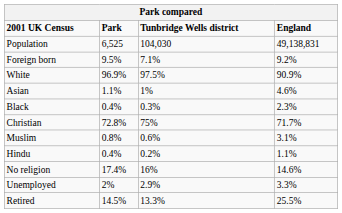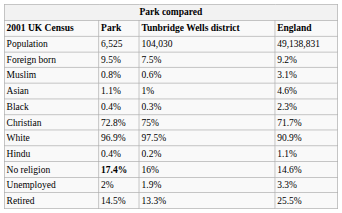(150, 59) 7.1% -> (151, 59) 7.5%
rows swapped: (18, 75) <-> (21, 138)
(114, 169) normal -> (114, 169) bold
(150, 185) 2.9% -> (151, 185) 1.9%
